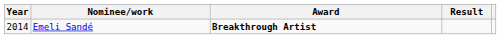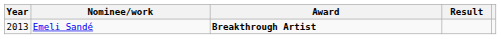(17, 27) 2014 -> (17, 27) 2013
